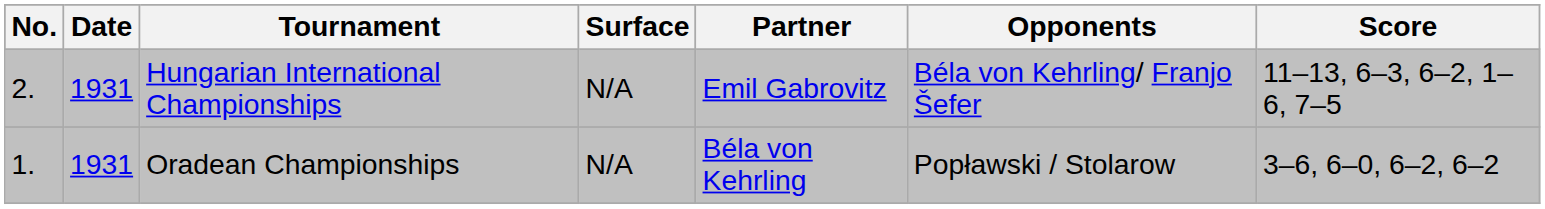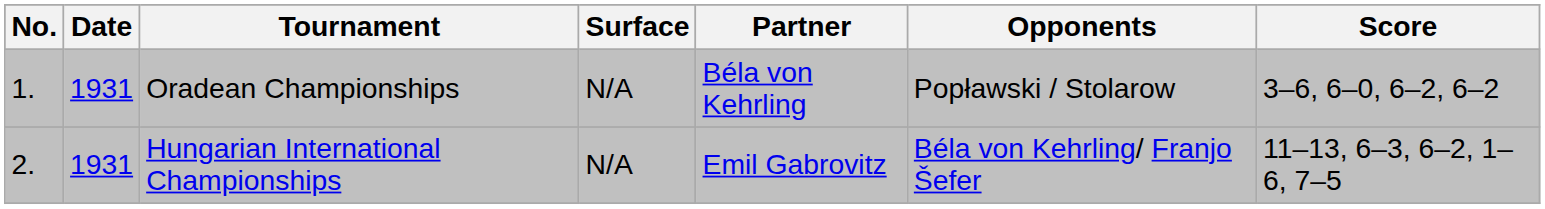rows swapped: (303, 164) <-> (293, 87)
